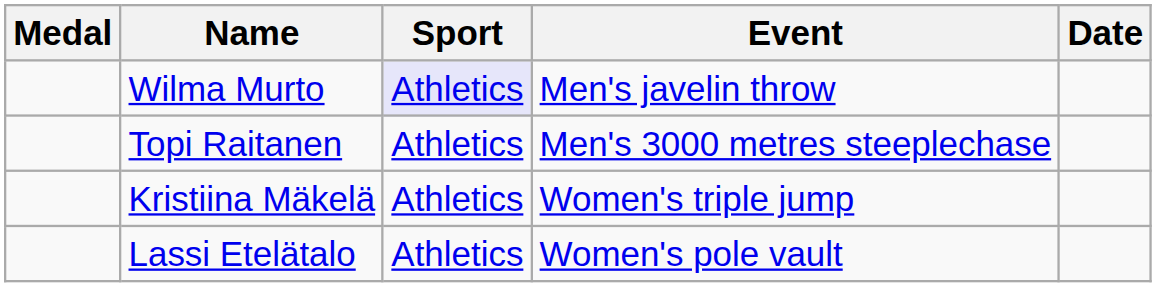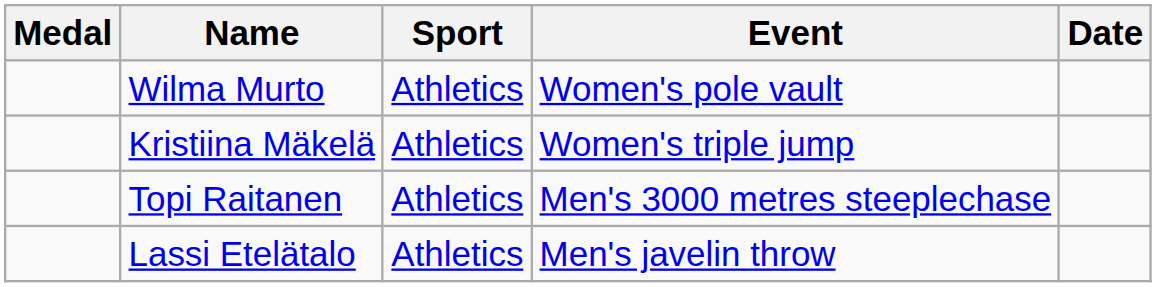(457, 88) lavender background -> (457, 88) no background
(688, 88) Men's javelin throw -> (691, 88) Women's pole vault
rows swapped: (235, 144) <-> (252, 199)
(691, 254) Women's pole vault -> (688, 254) Men's javelin throw
